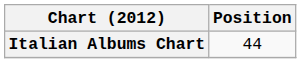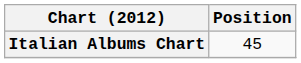(252, 45) 44 -> (252, 45) 45
